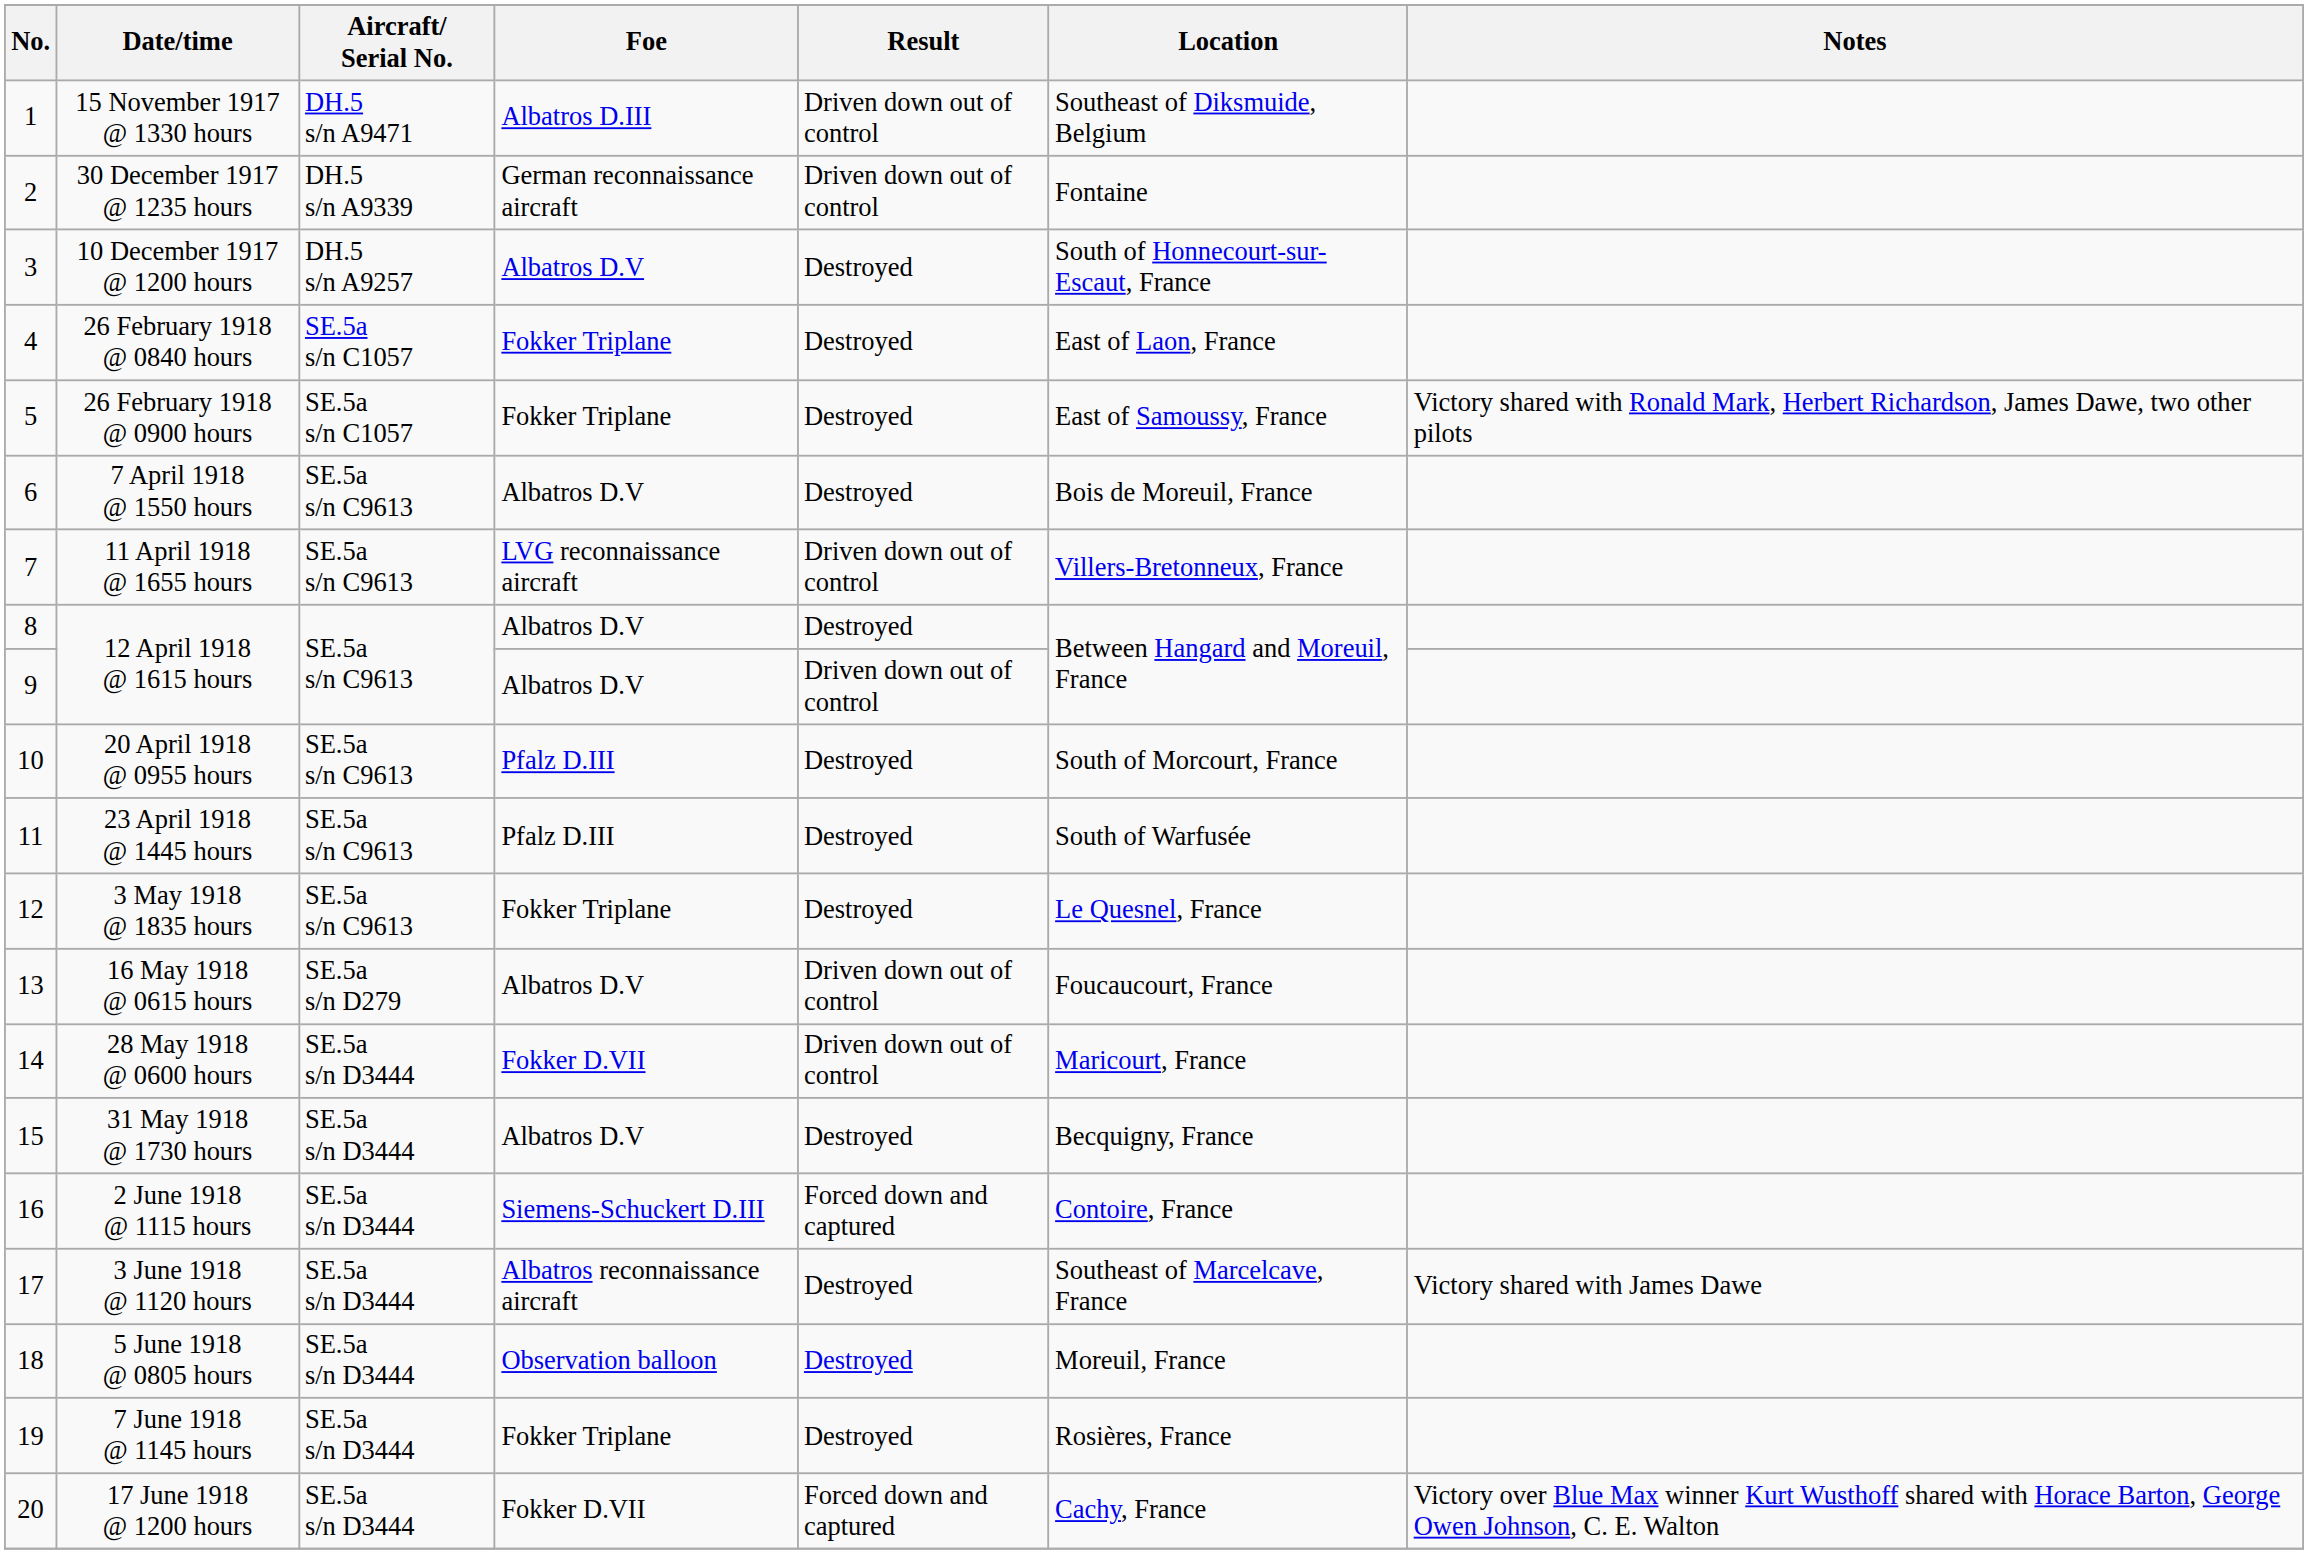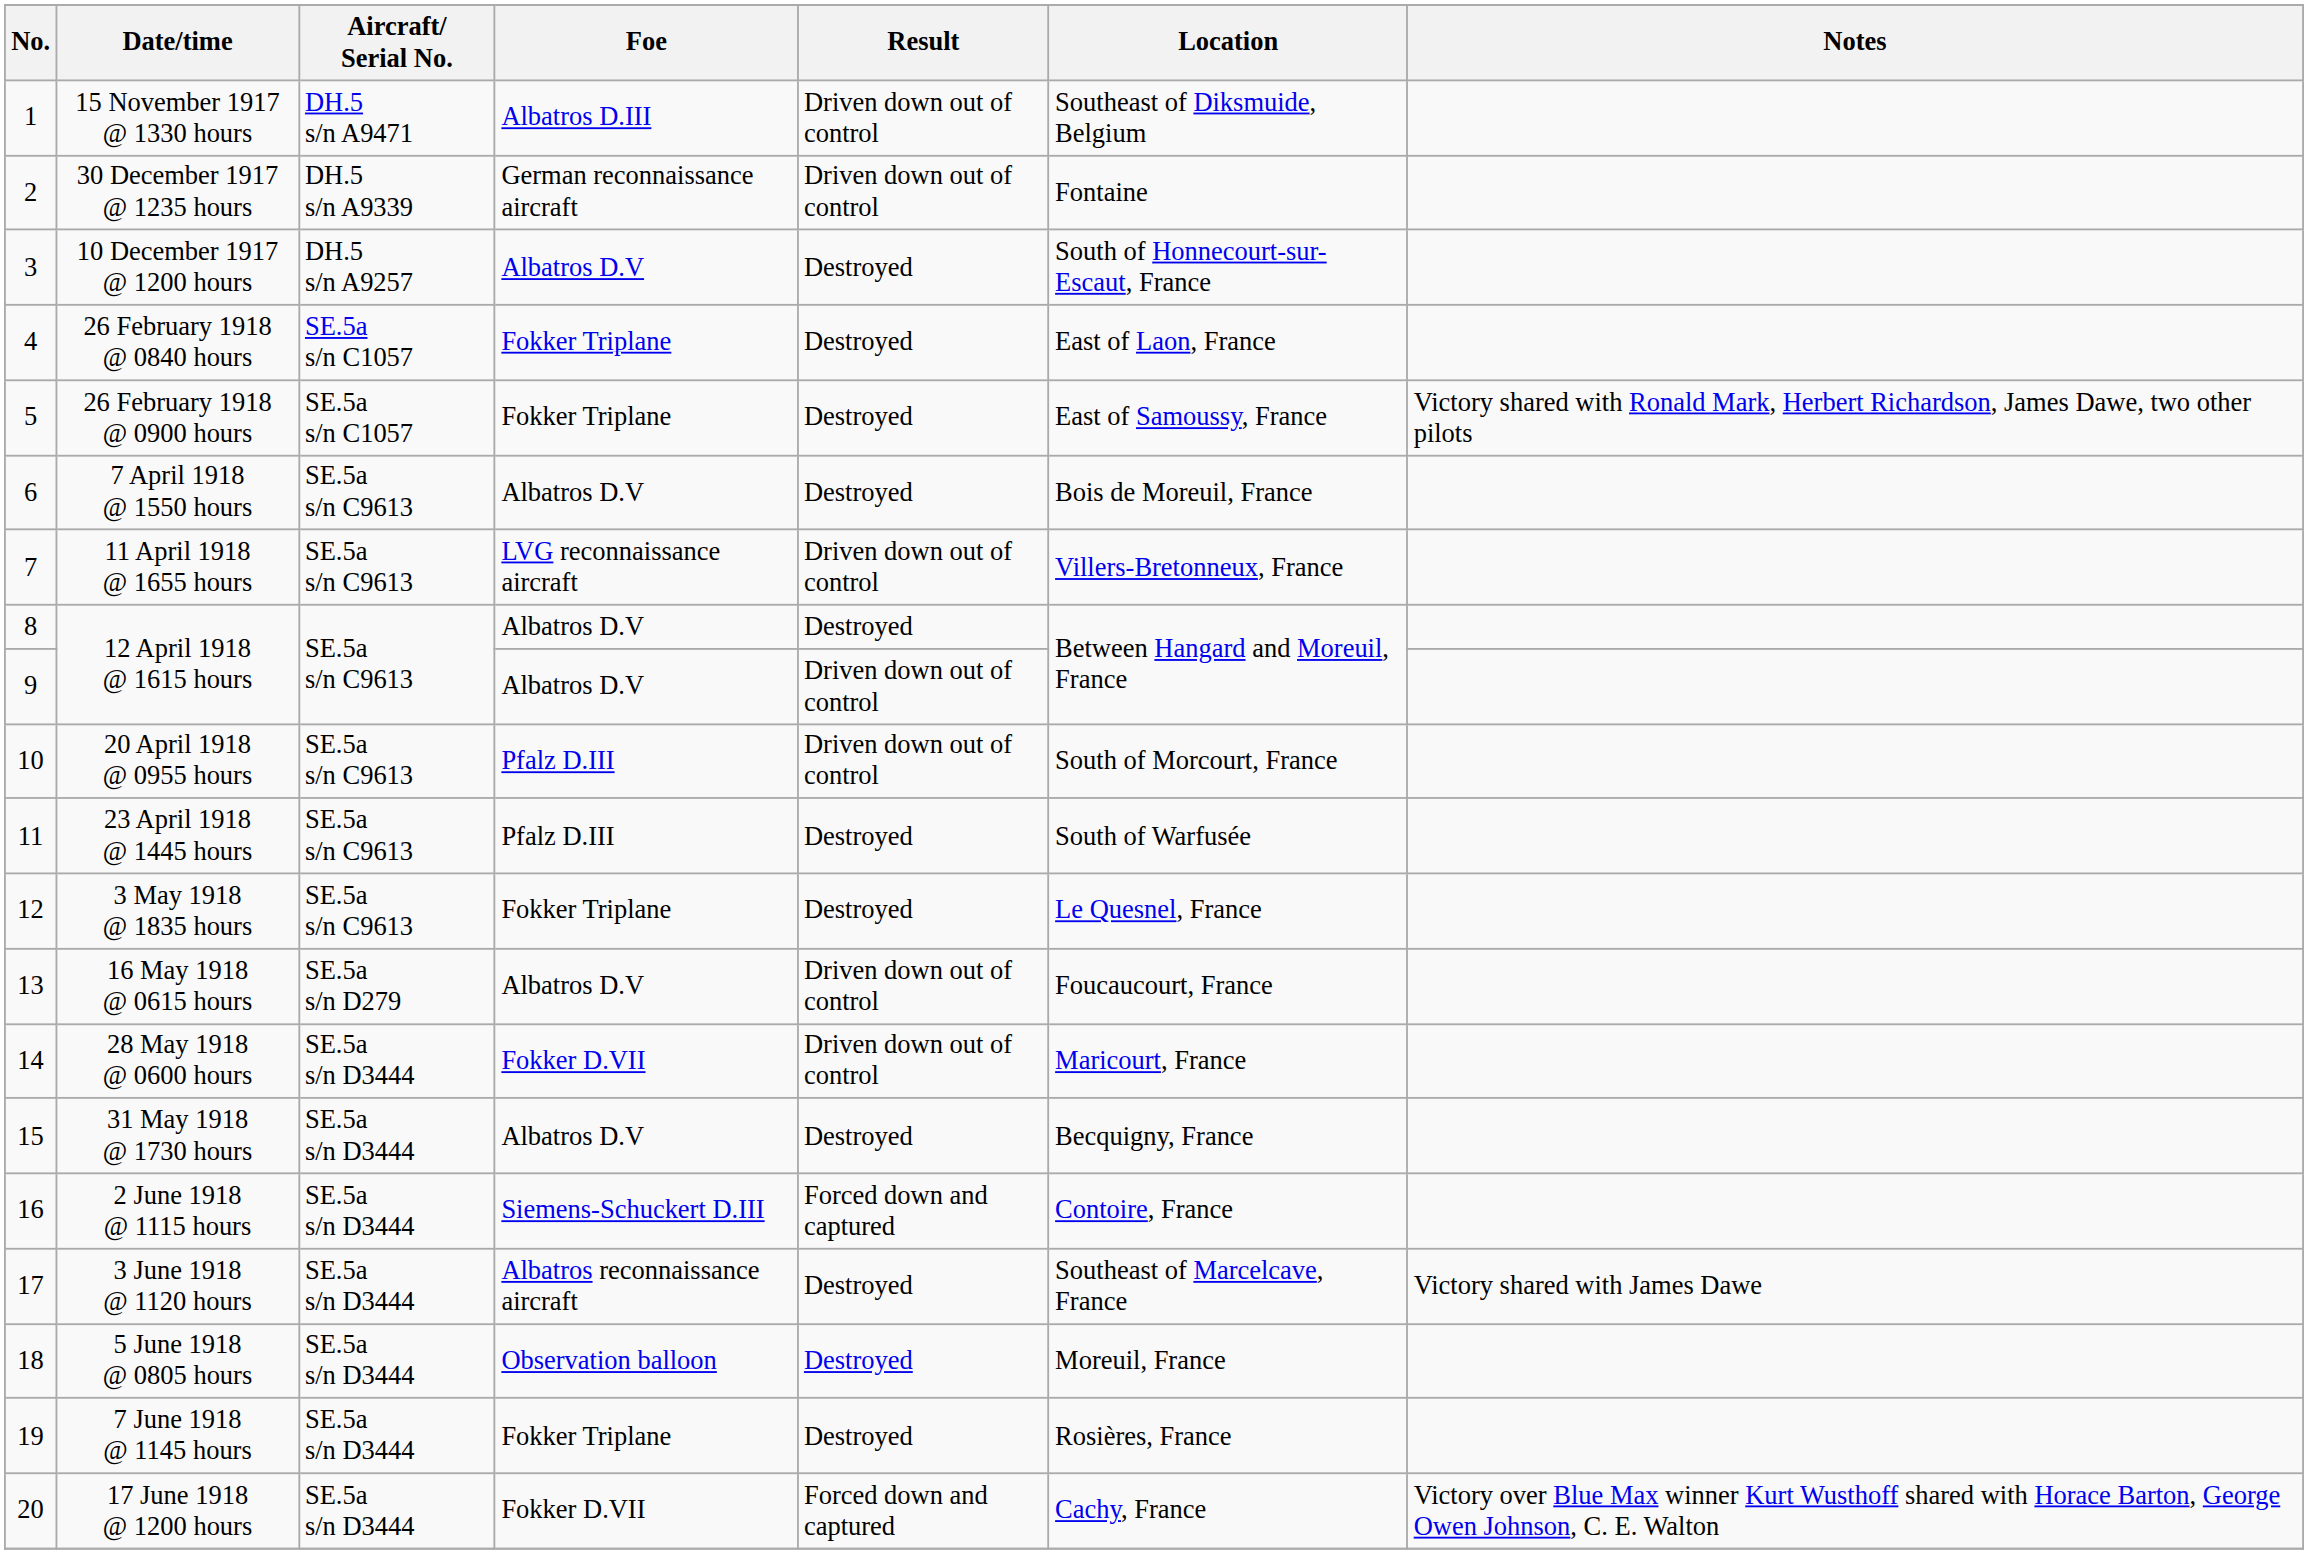(858, 760) Destroyed -> (908, 760) Driven down out of control
